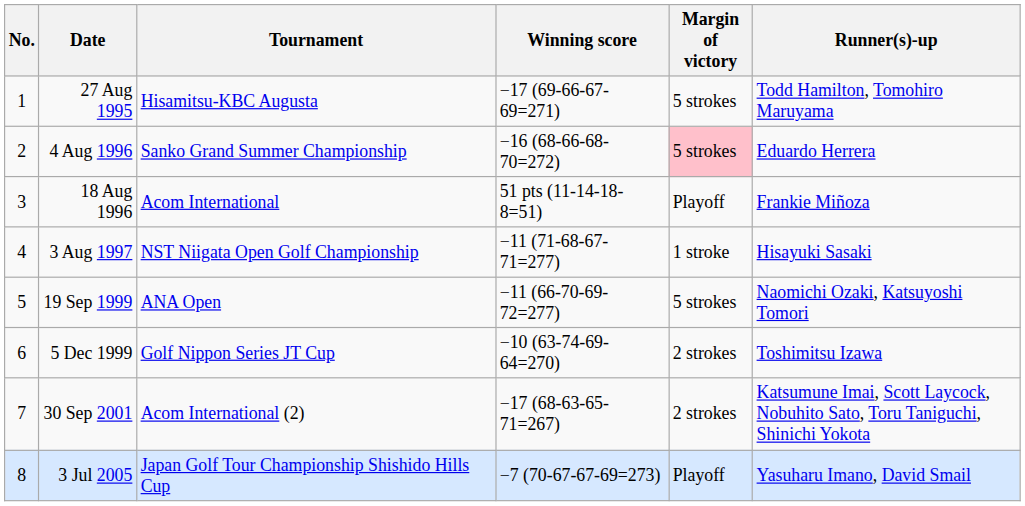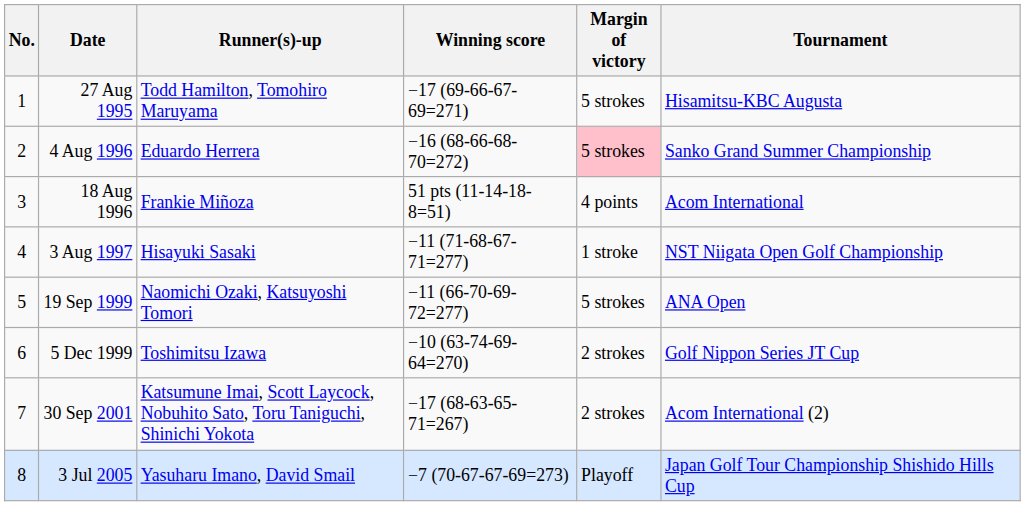columns swapped: (316, 40) <-> (886, 40)
(699, 202) Playoff -> (609, 202) 4 points
